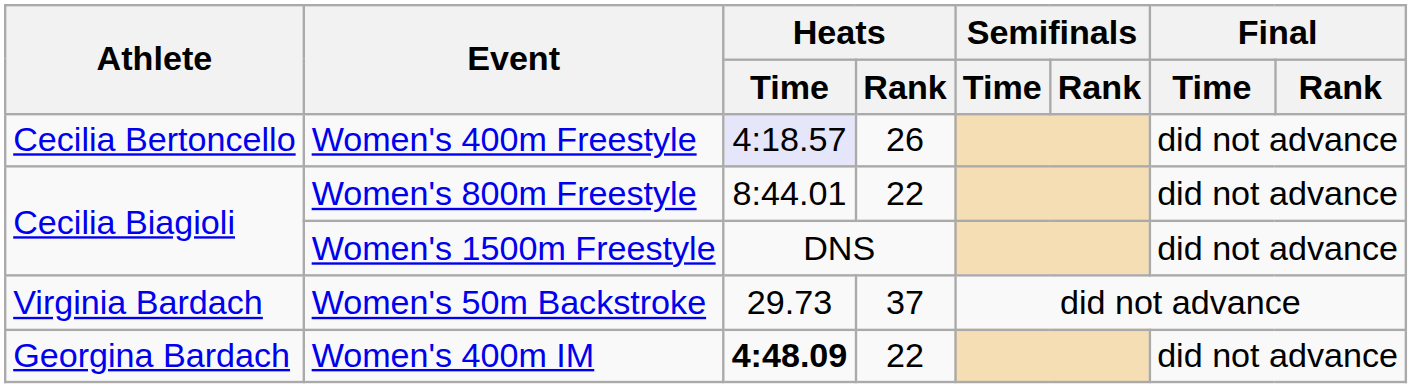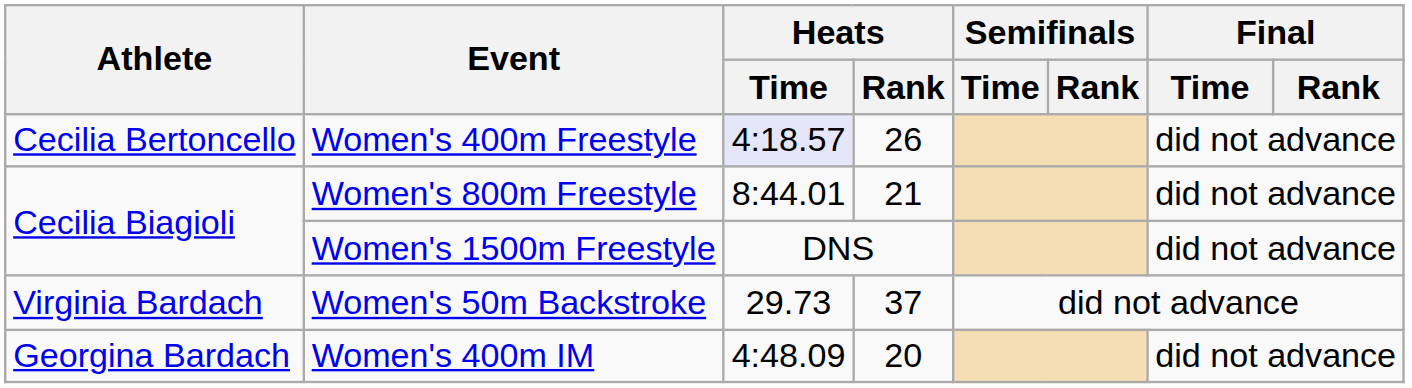(905, 194) 22 -> (903, 194) 21
(789, 356) bold -> (789, 356) normal
(905, 356) 22 -> (903, 356) 20
